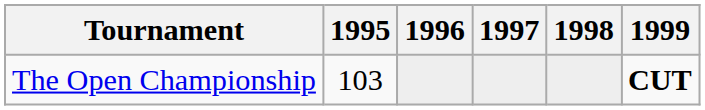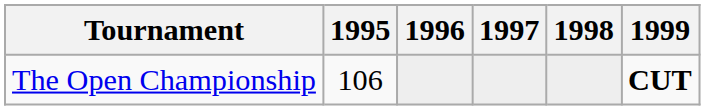(360, 79) 103 -> (360, 79) 106
